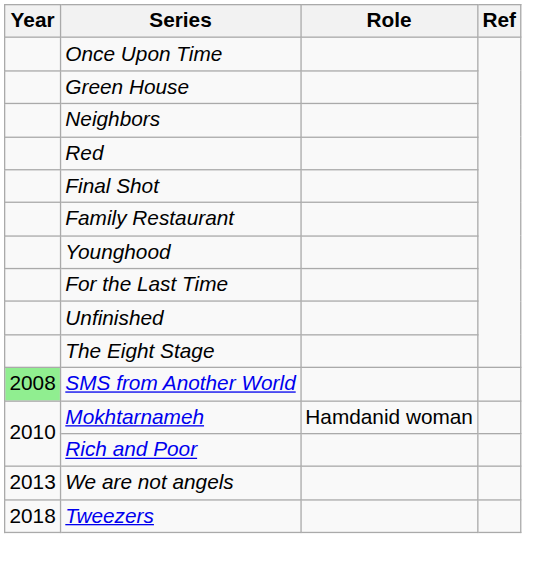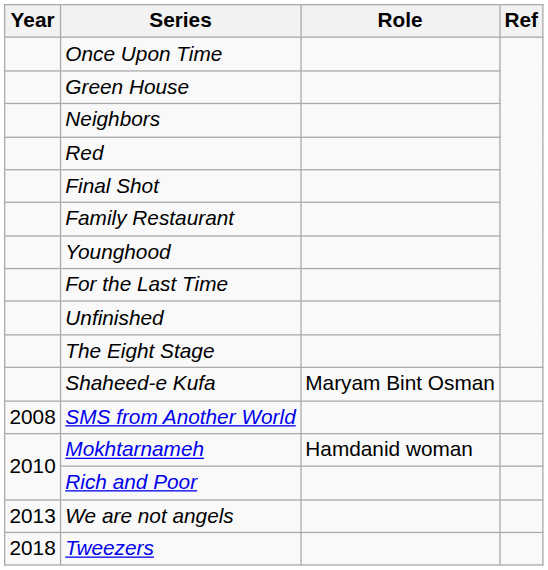+ row: (140, 383)
(33, 383) lightgreen background -> (33, 416) no background
